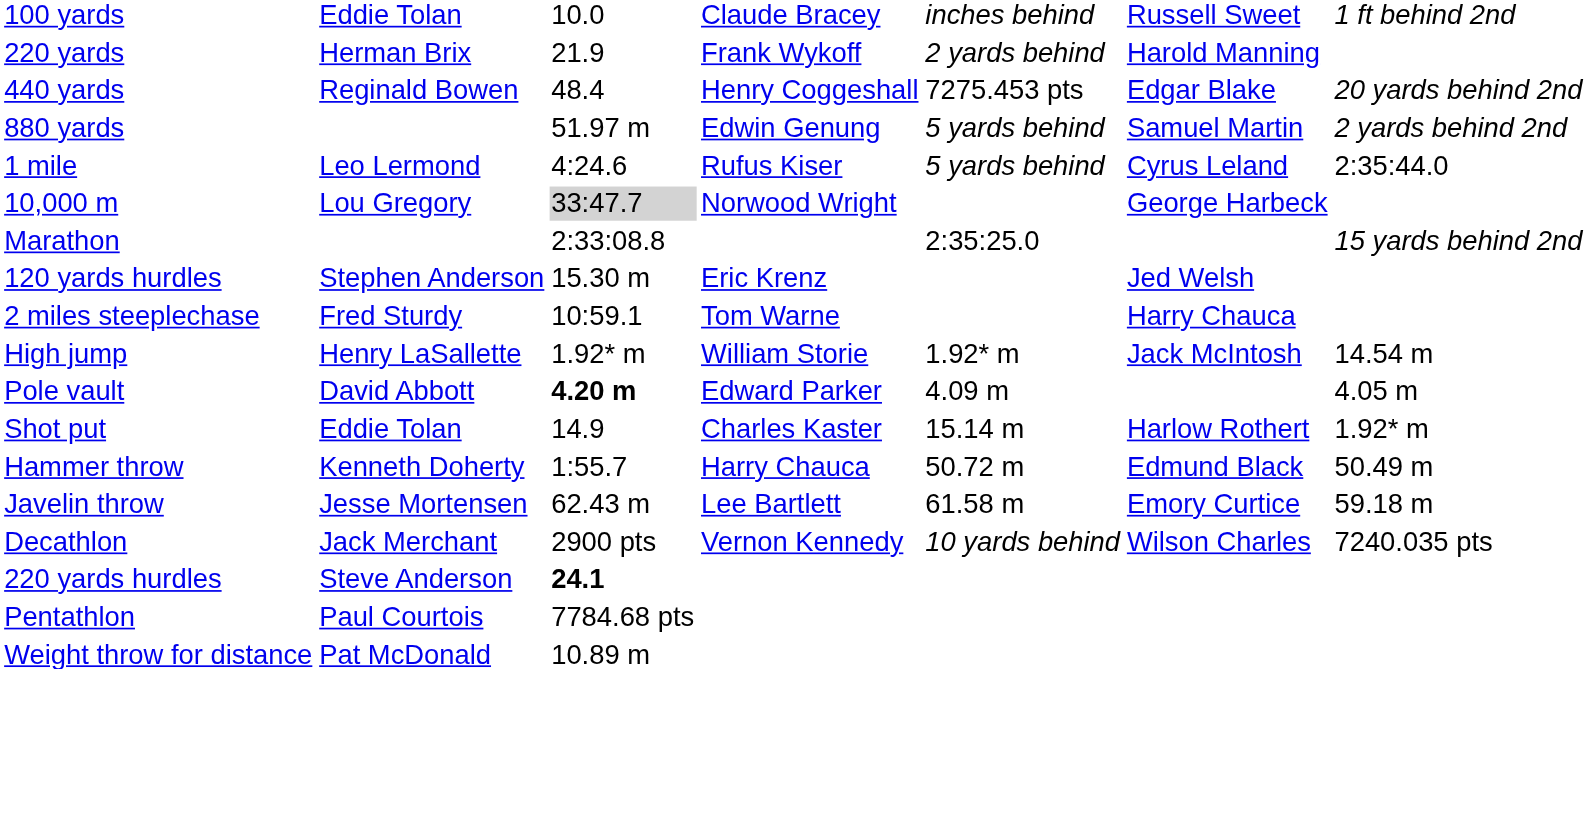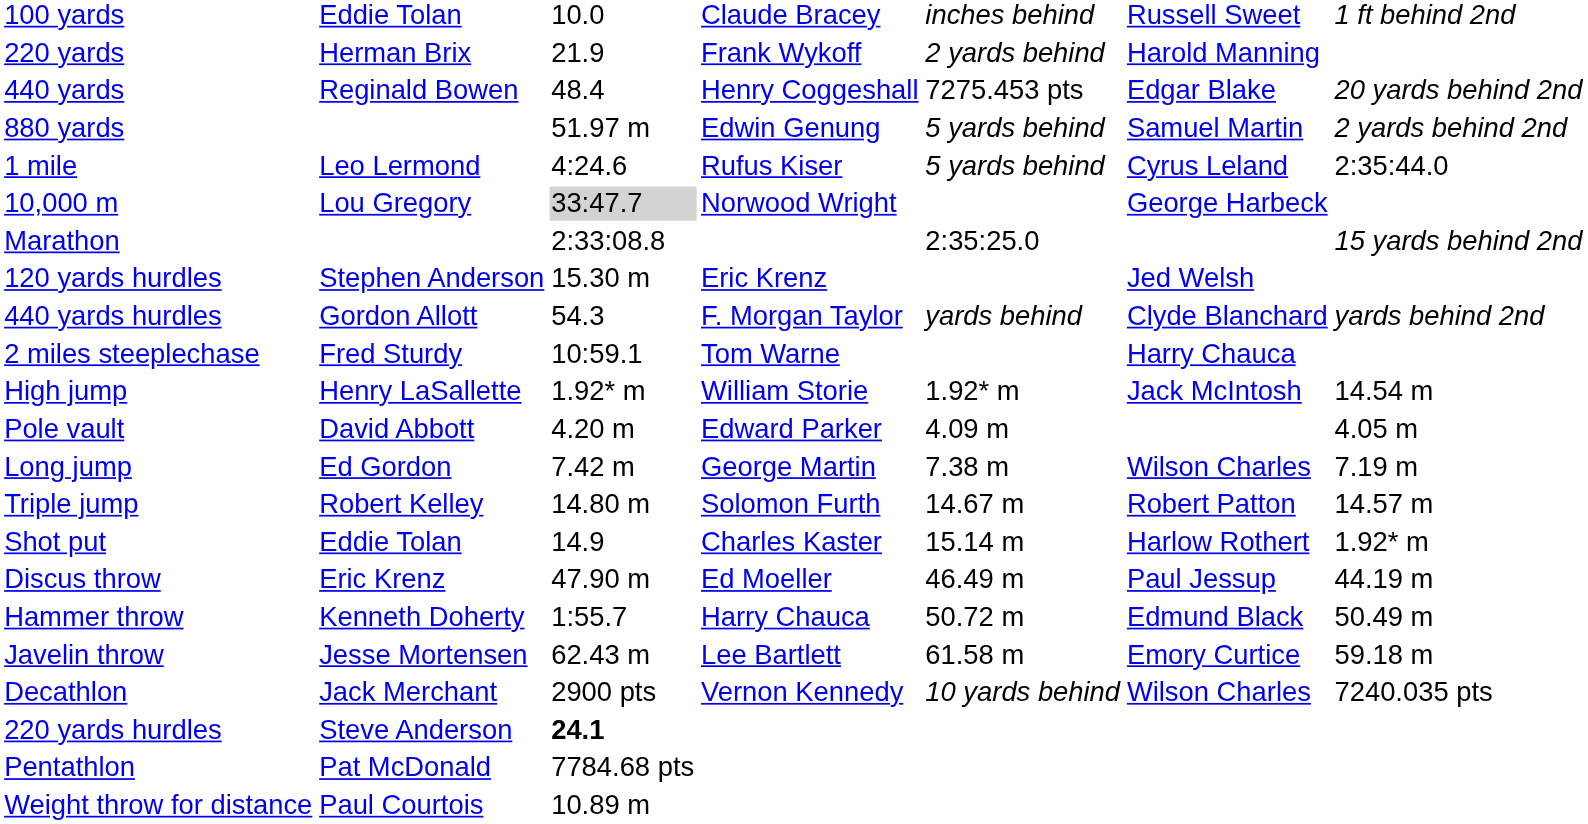+ row: (113, 316)
(594, 391) bold -> (593, 428) normal
+ row: (68, 466)
+ row: (71, 504)
+ row: (82, 579)
(401, 617) Paul Courtois -> (405, 767) Pat McDonald
(405, 654) Pat McDonald -> (401, 805) Paul Courtois
